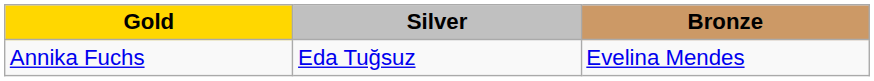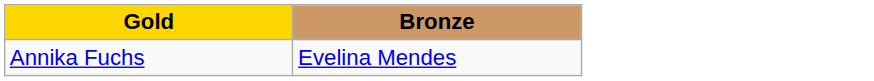- column: (437, 22)
